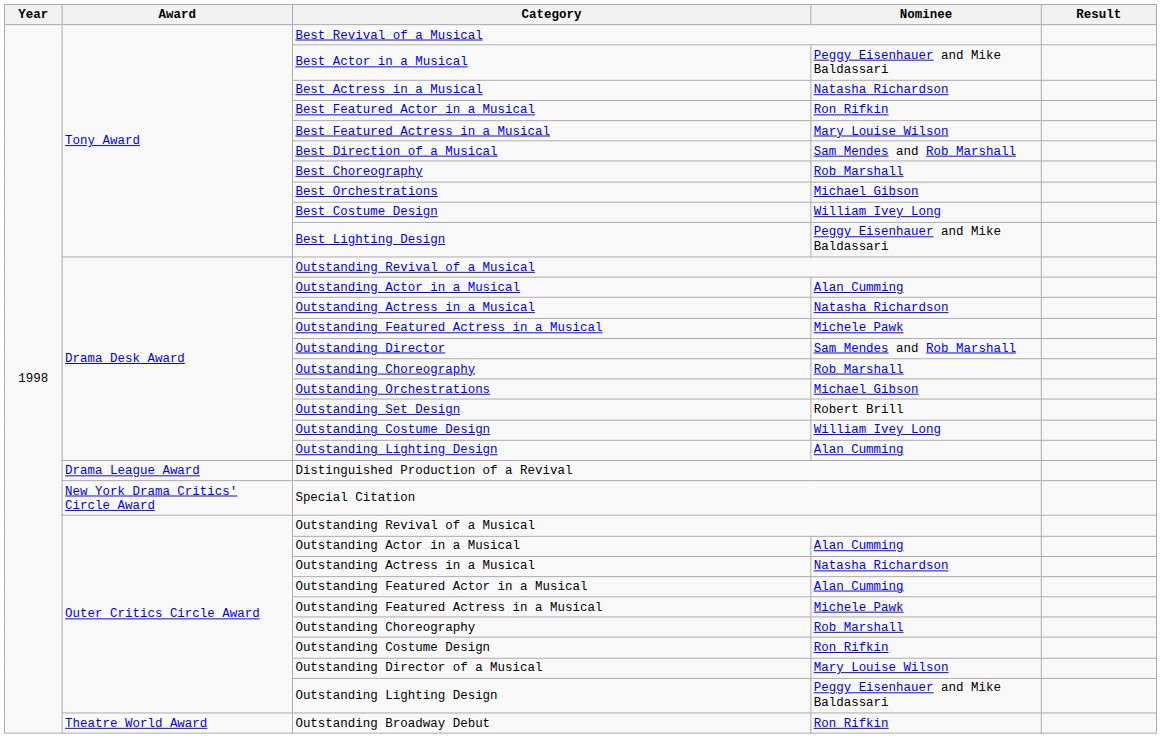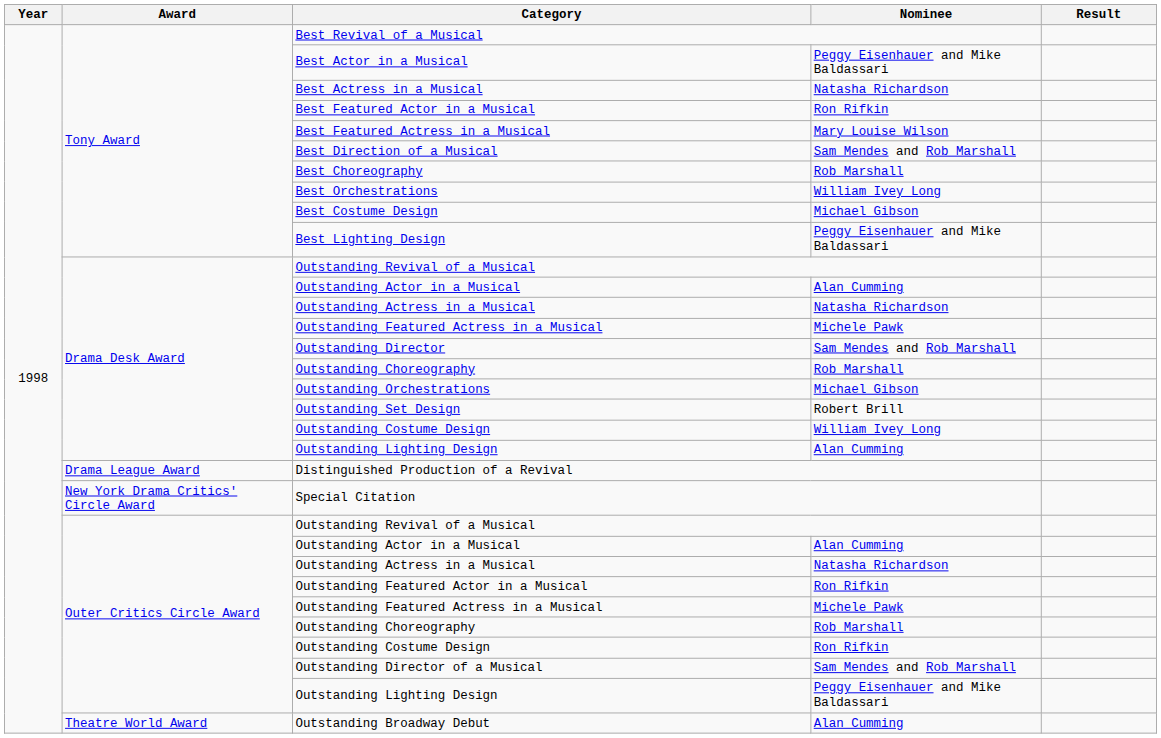(866, 192) Michael Gibson -> (877, 192) William Ivey Long
(877, 212) William Ivey Long -> (866, 212) Michael Gibson
(859, 587) Alan Cumming -> (851, 587) Ron Rifkin
(881, 668) Mary Louise Wilson -> (915, 668) Sam Mendes and Rob Marshall
(851, 723) Ron Rifkin -> (859, 723) Alan Cumming
